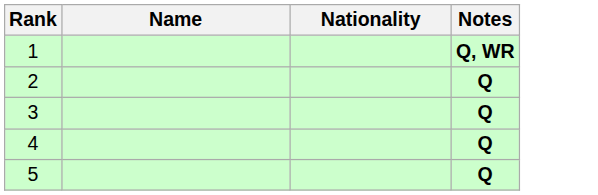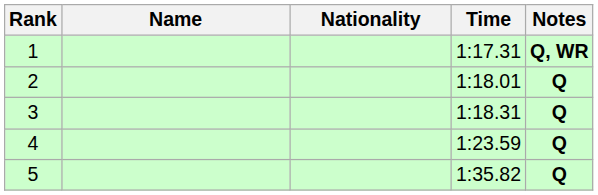+ column: (488, 19)
